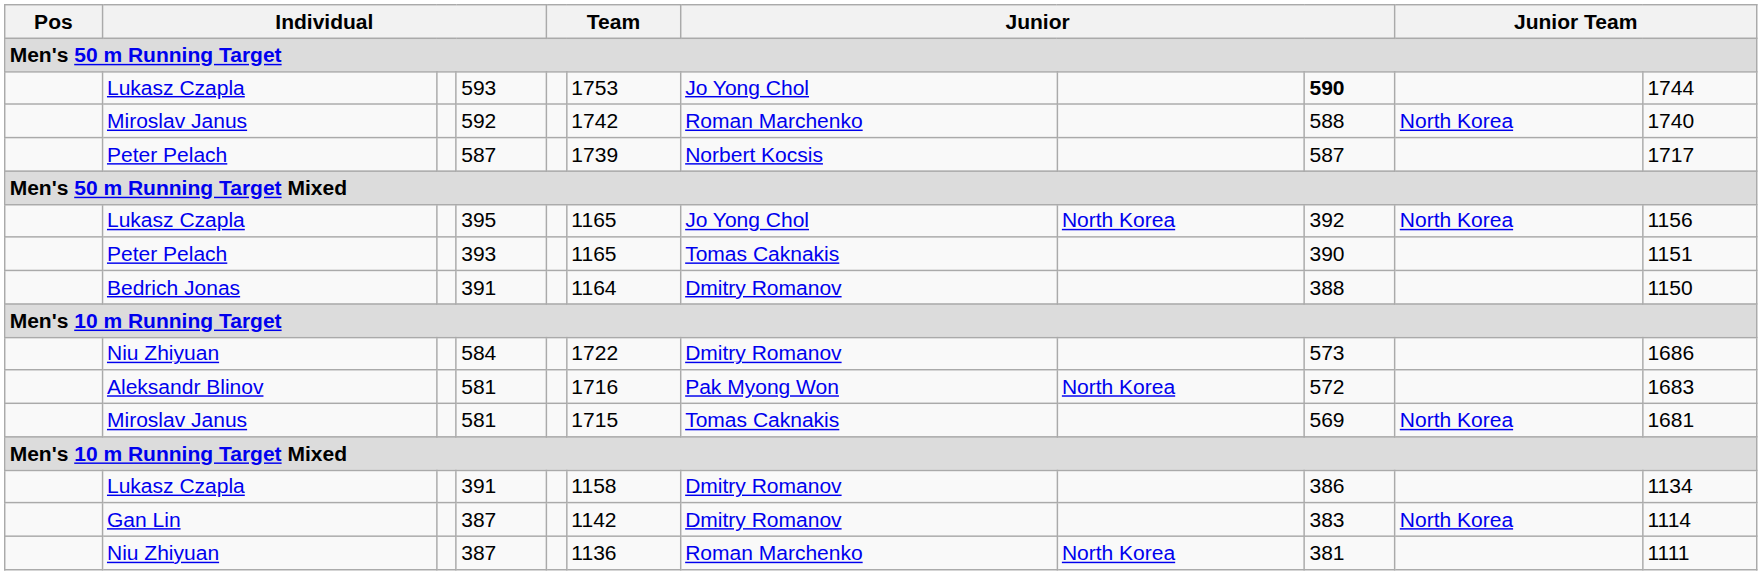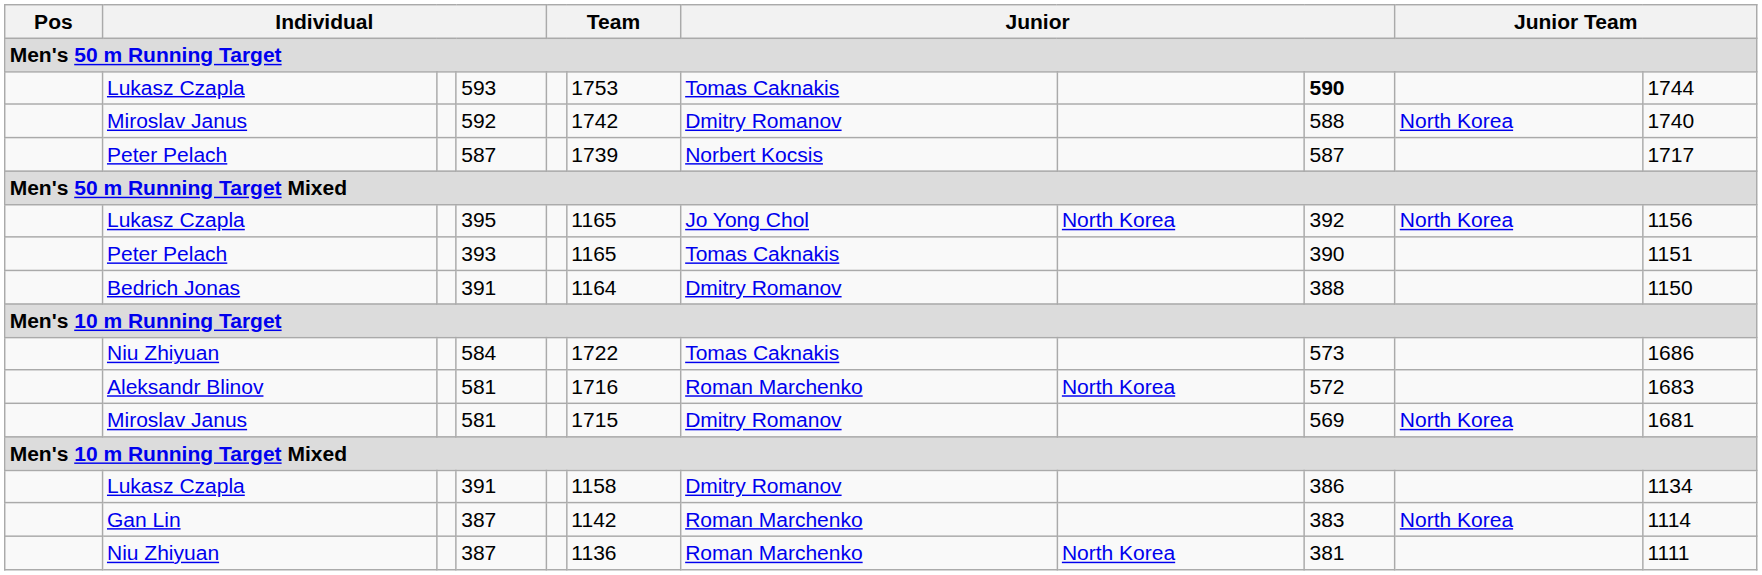(747, 88) Jo Yong Chol -> (762, 88) Tomas Caknakis
(774, 121) Roman Marchenko -> (763, 121) Dmitry Romanov
(763, 354) Dmitry Romanov -> (762, 354) Tomas Caknakis
(762, 387) Pak Myong Won -> (774, 387) Roman Marchenko
(762, 420) Tomas Caknakis -> (763, 420) Dmitry Romanov
(763, 520) Dmitry Romanov -> (774, 520) Roman Marchenko
